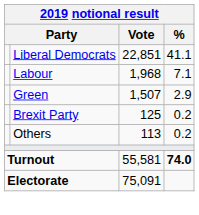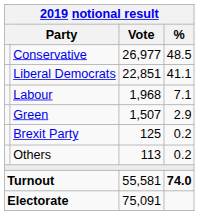+ row: (50, 54)
